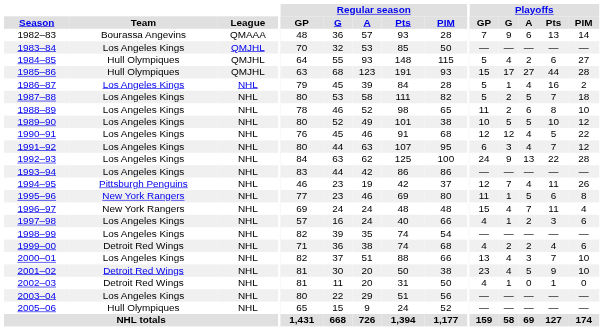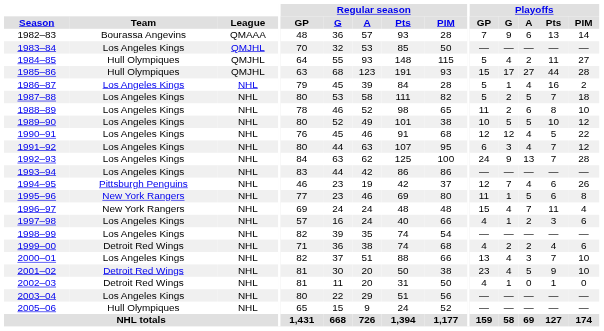(554, 59) 6 -> (553, 59) 11
(553, 159) 22 -> (554, 159) 7
(553, 183) 11 -> (554, 183) 6
